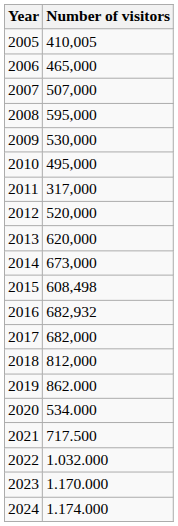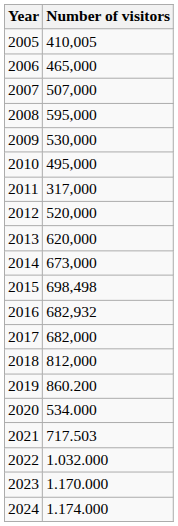(71, 287) 608,498 -> (71, 287) 698,498
(71, 386) 862.000 -> (71, 386) 860.200
(71, 435) 717.500 -> (71, 435) 717.503
